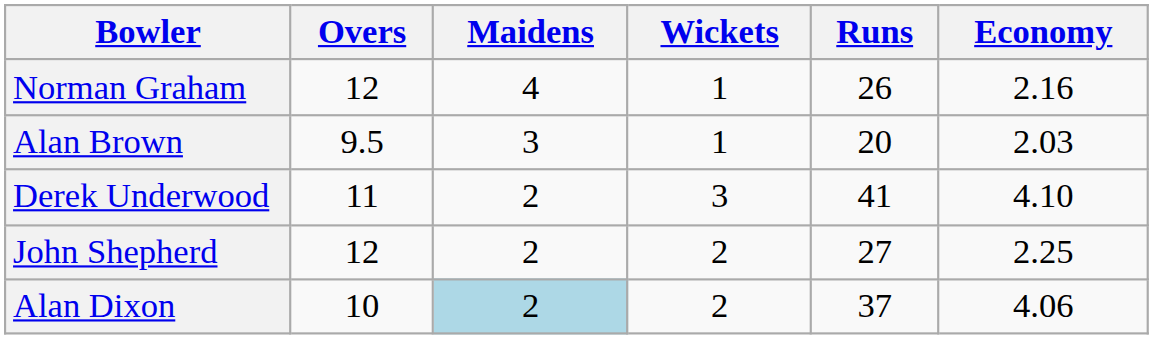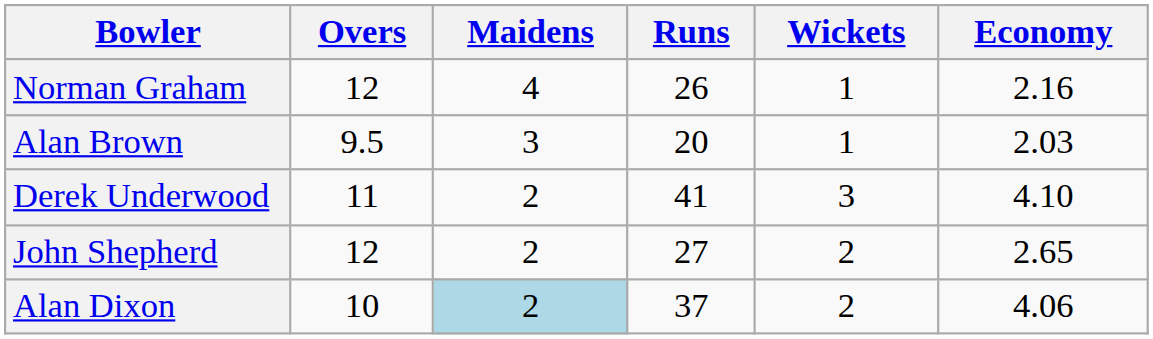columns swapped: (875, 31) <-> (720, 31)
(1043, 251) 2.25 -> (1043, 251) 2.65
